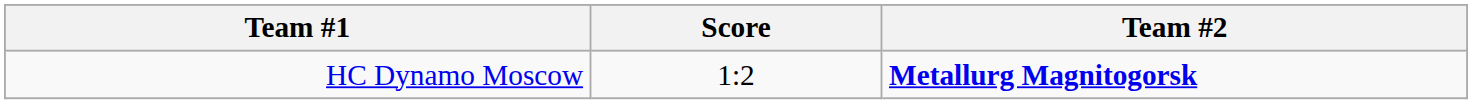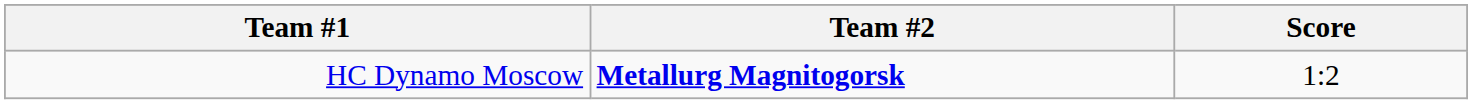columns swapped: (736, 27) <-> (1175, 27)
